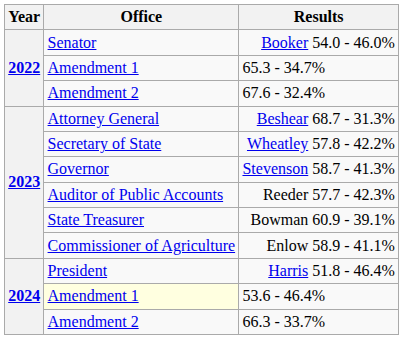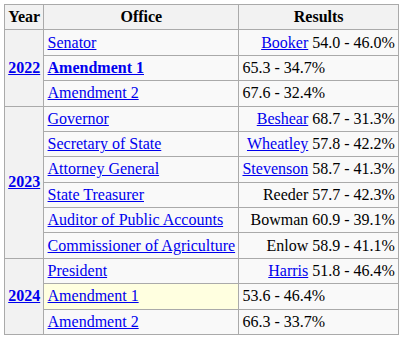(93, 67) normal -> (96, 67) bold
(103, 118) Attorney General -> (78, 118) Governor
(78, 169) Governor -> (103, 169) Attorney General
(135, 194) Auditor of Public Accounts -> (96, 194) State Treasurer
(96, 220) State Treasurer -> (135, 220) Auditor of Public Accounts
